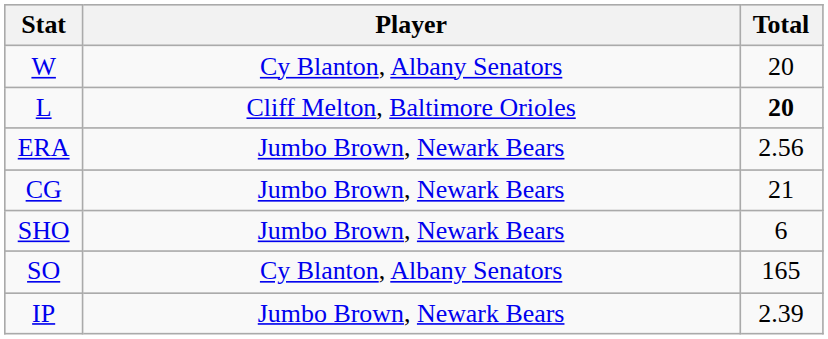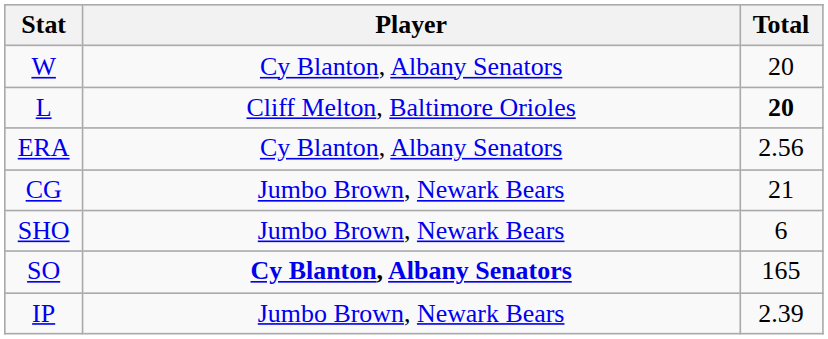(411, 148) Jumbo Brown, Newark Bears -> (411, 148) Cy Blanton, Albany Senators
(411, 271) normal -> (411, 271) bold
